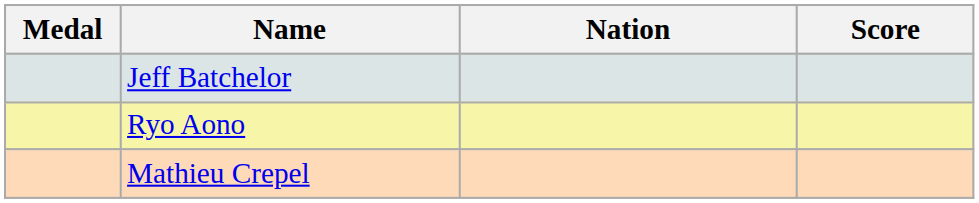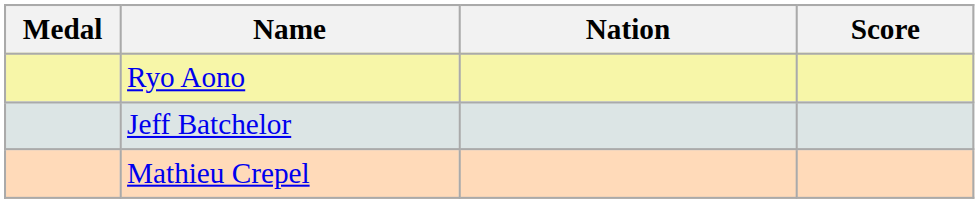rows swapped: (186, 125) <-> (209, 77)
